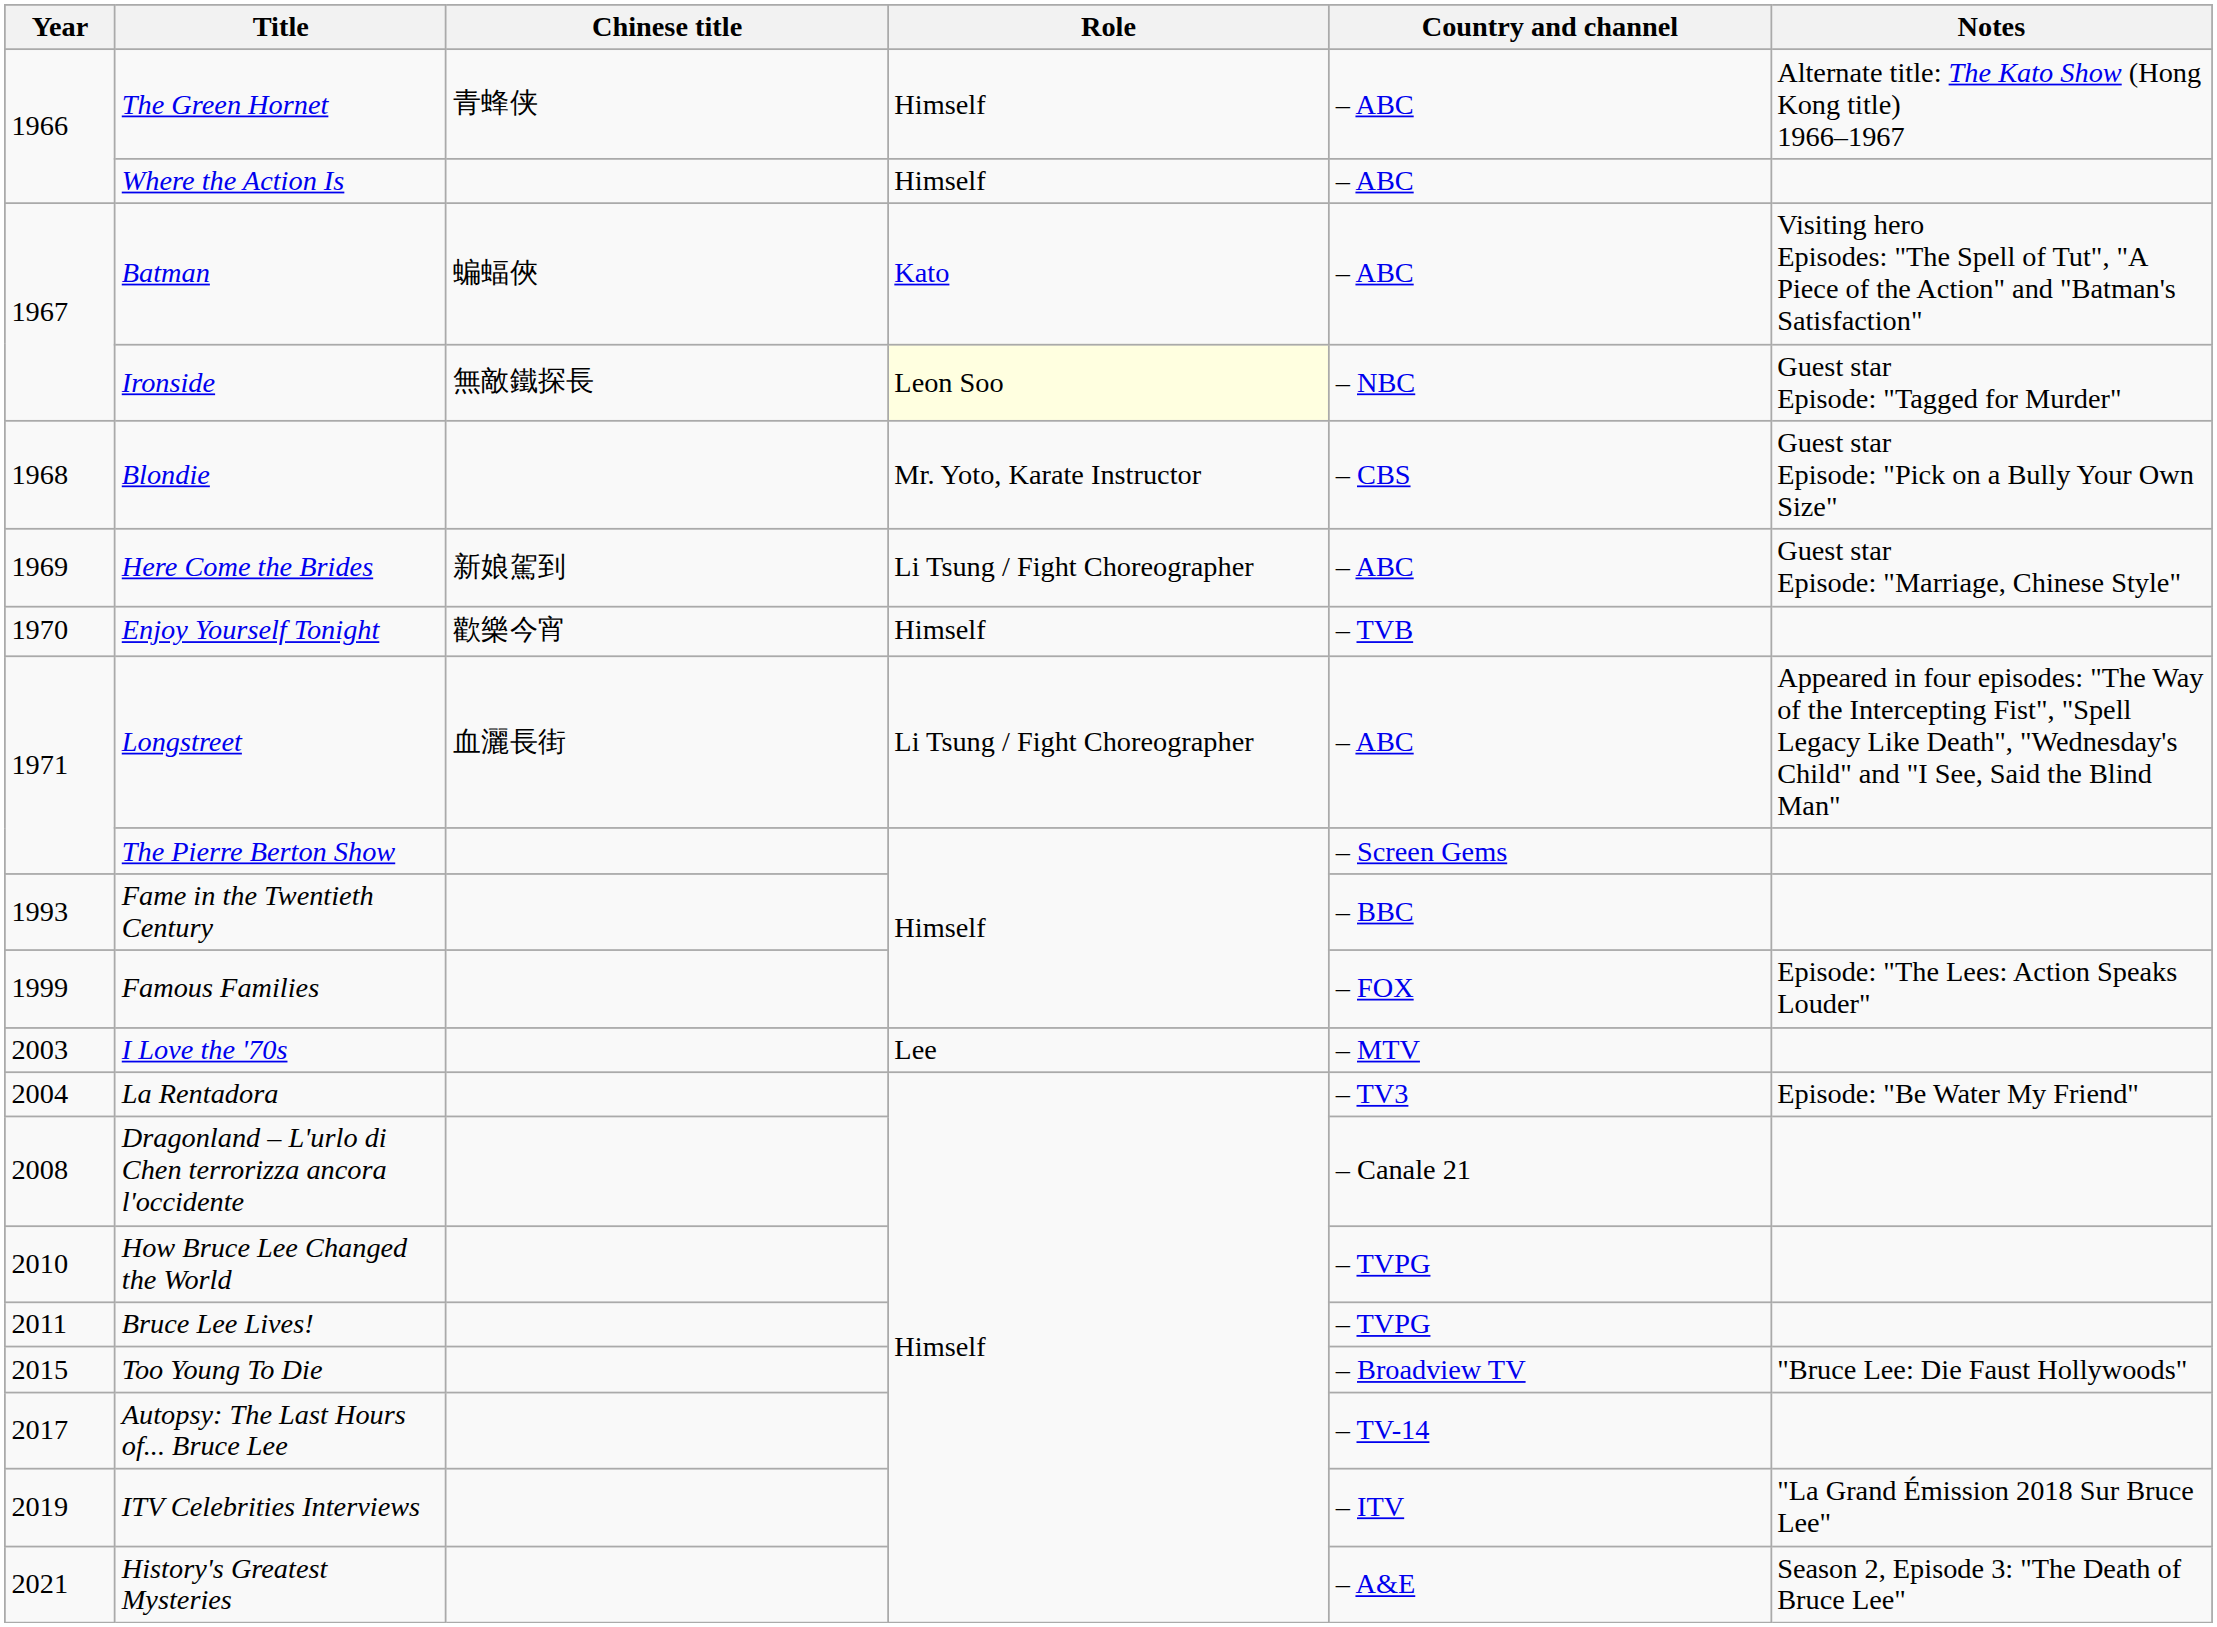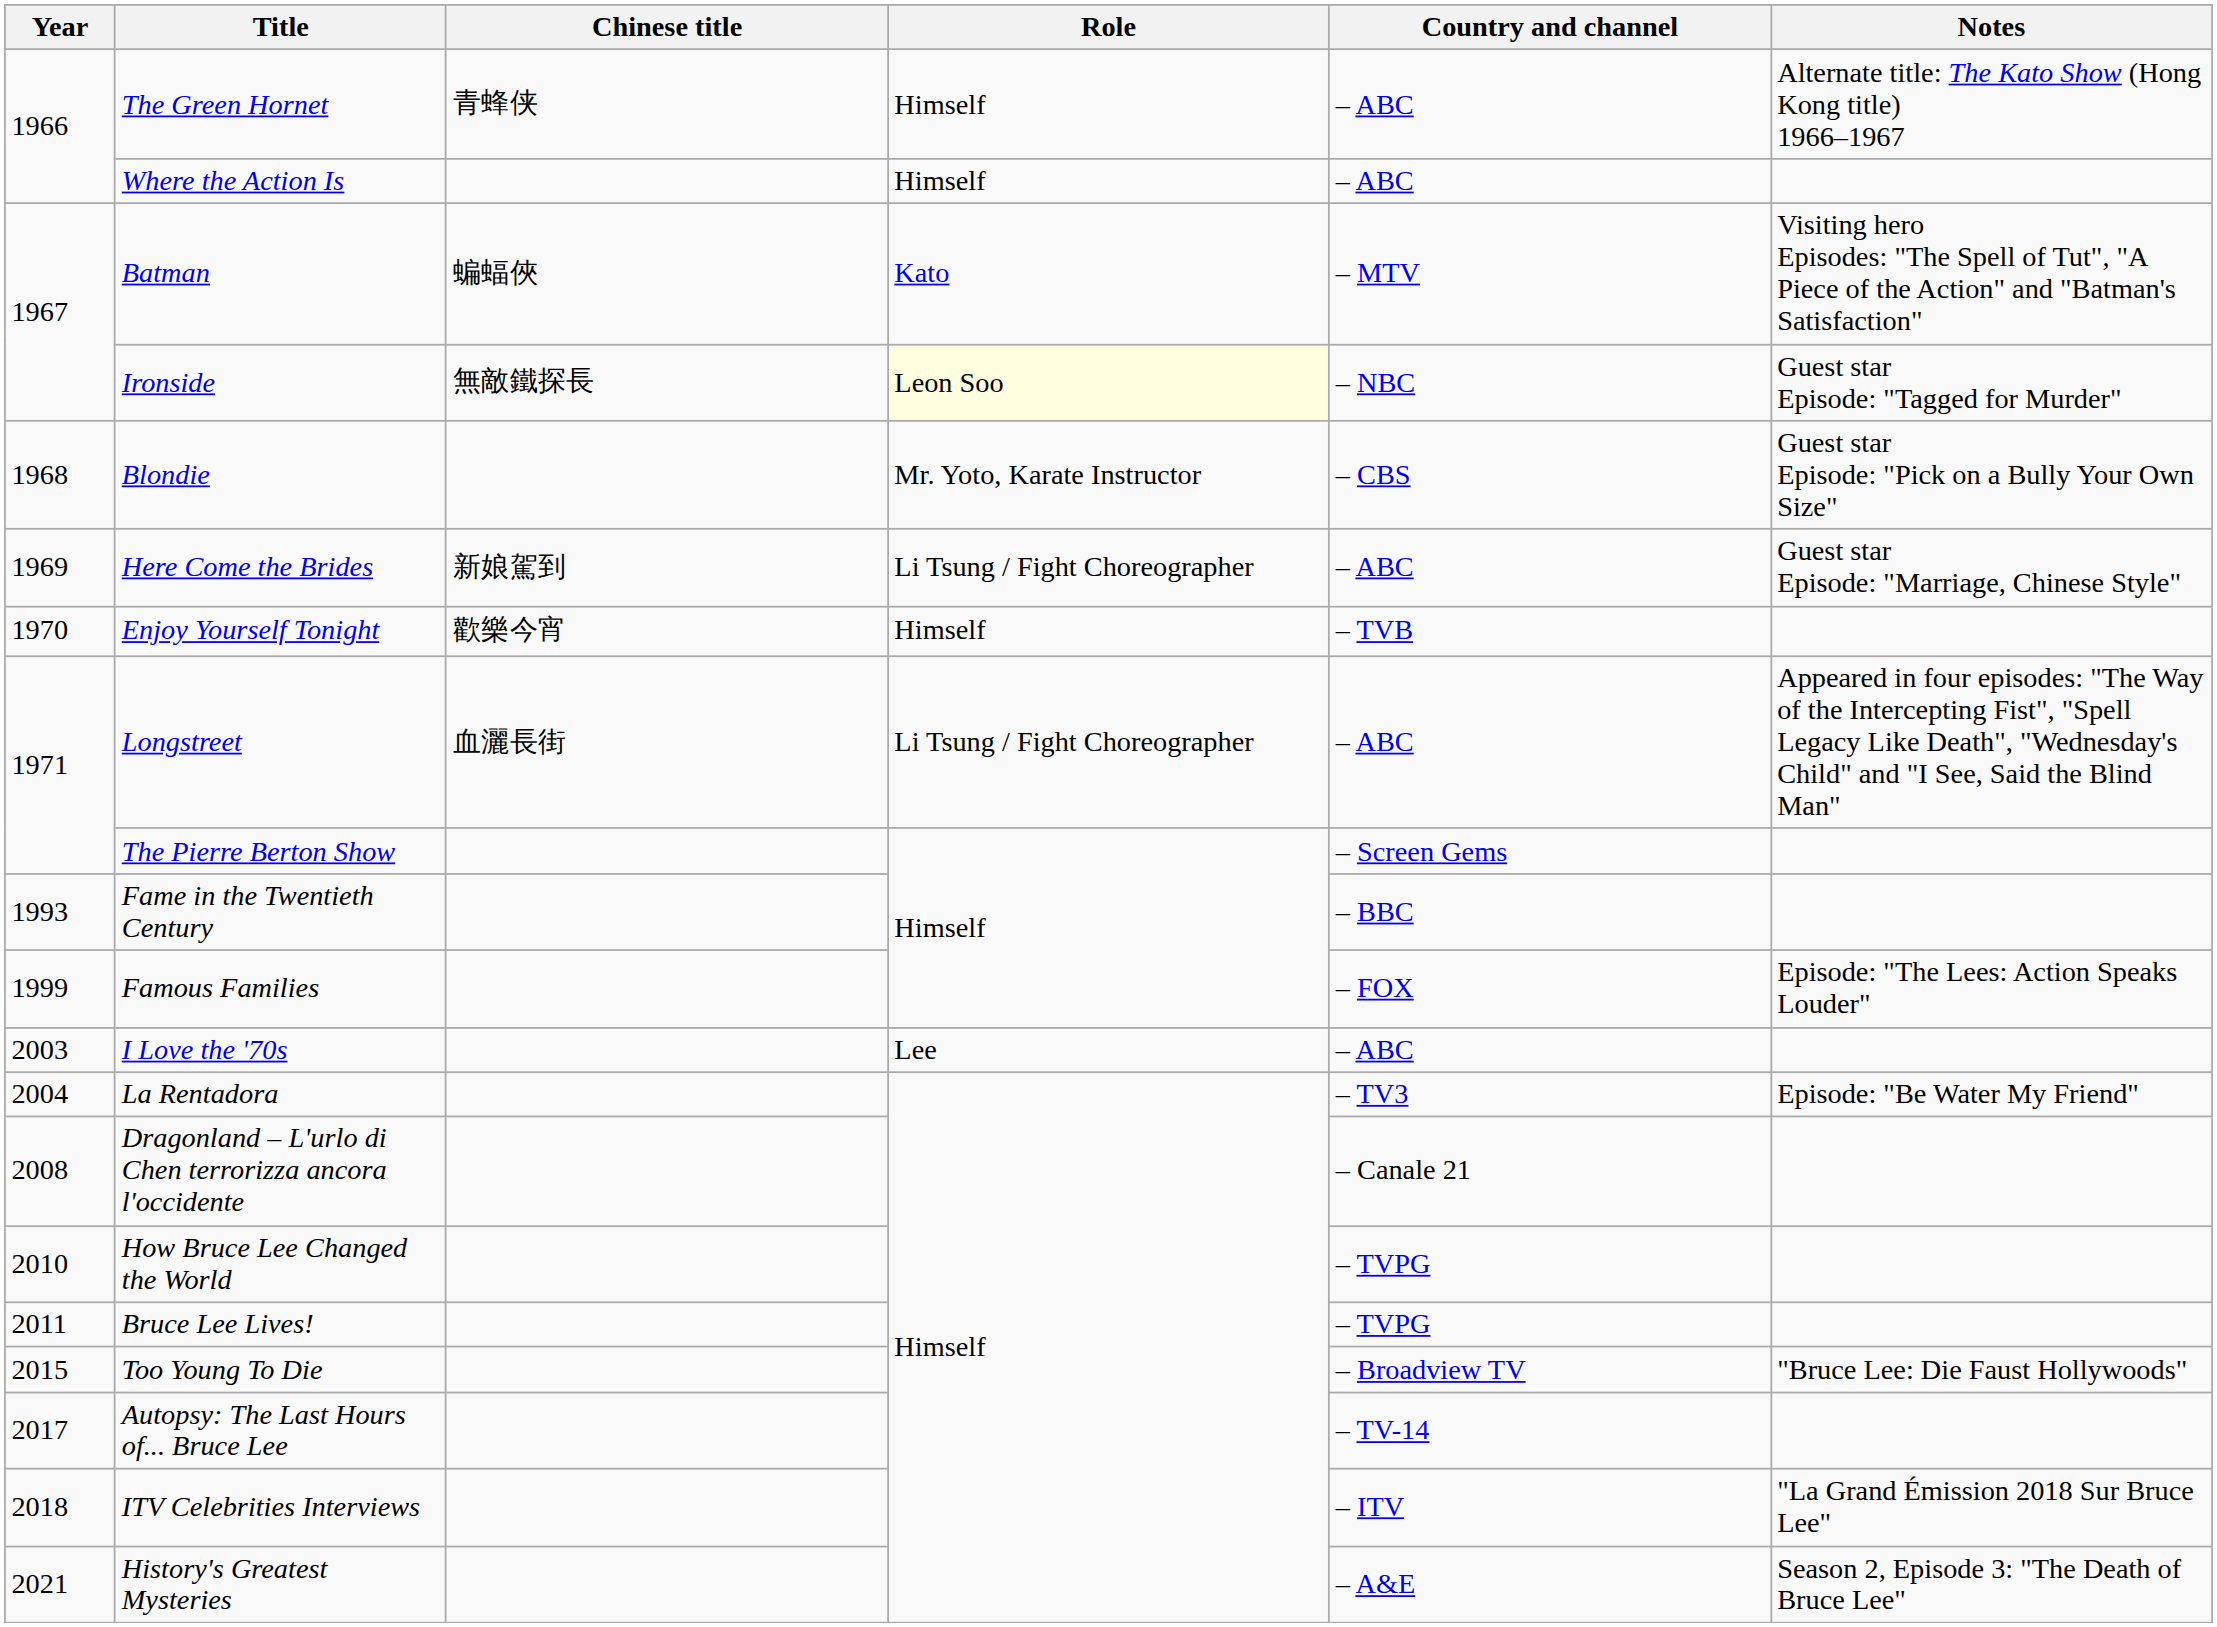(1375, 273) – ABC -> (1378, 273) – MTV
(1378, 1049) – MTV -> (1375, 1049) – ABC
(40, 1506) 2019 -> (40, 1506) 2018
